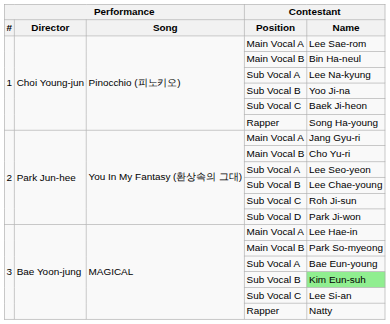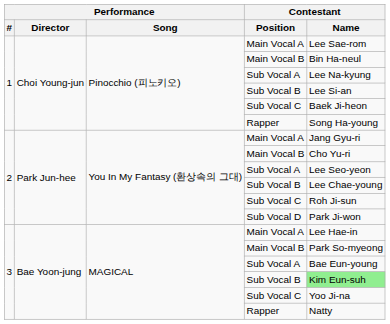(330, 91) Yoo Ji-na -> (330, 91) Lee Si-an
(330, 295) Lee Si-an -> (330, 295) Yoo Ji-na
